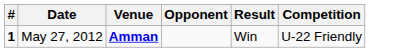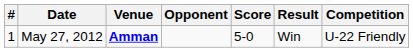+ column: (253, 15)
(11, 36) bold -> (11, 36) normal
